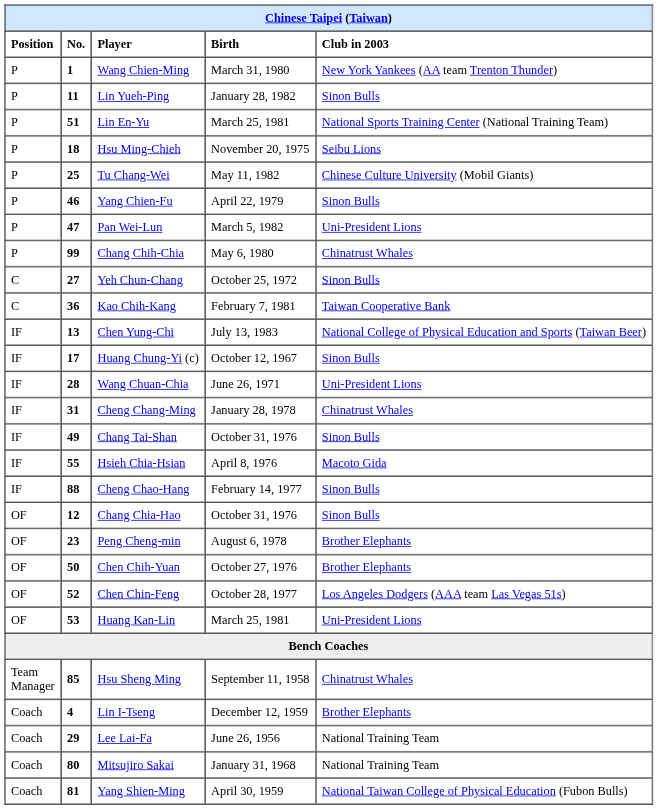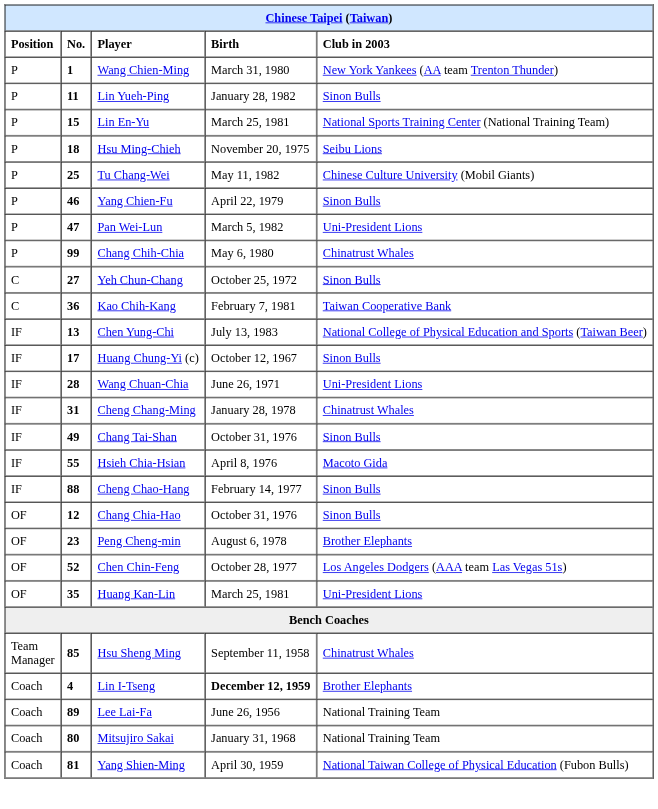(73, 122) 51 -> (73, 122) 15
- row: (139, 567)
(73, 620) 53 -> (73, 593) 35
(260, 712) normal -> (261, 686) bold
(73, 738) 29 -> (73, 712) 89
